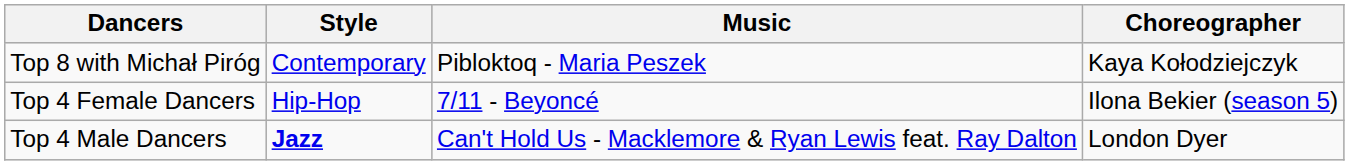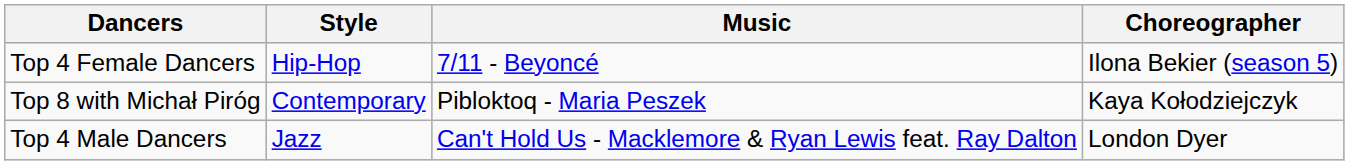rows swapped: (135, 62) <-> (133, 100)
(297, 139) bold -> (297, 139) normal
